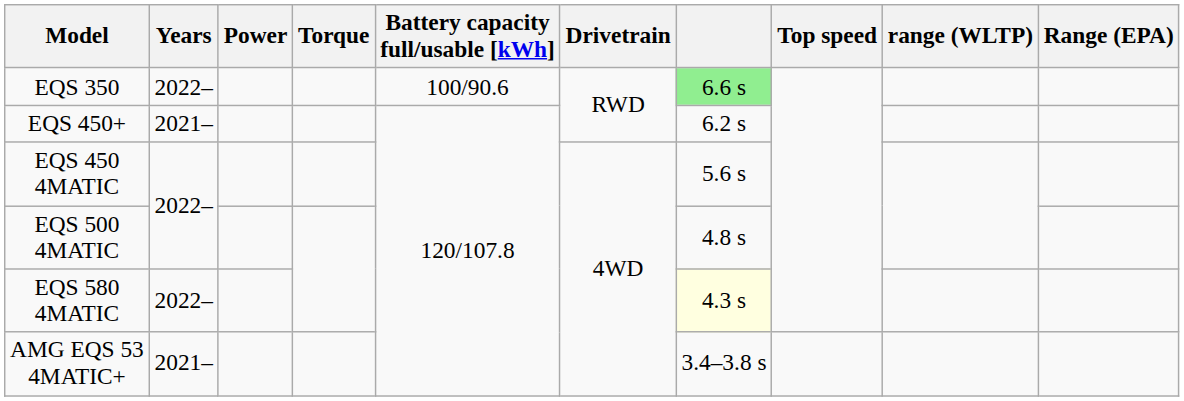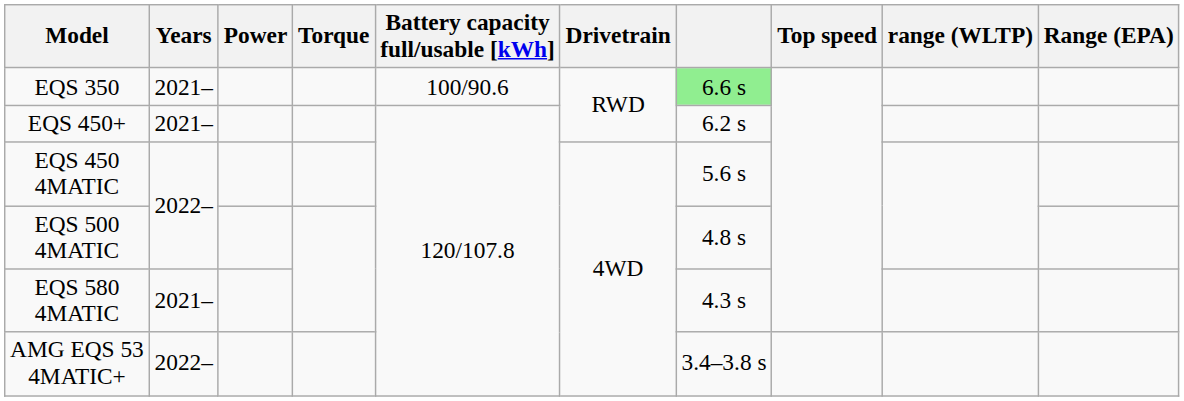(184, 86) 2022– -> (184, 86) 2021–
(184, 300) 2022– -> (184, 300) 2021–
(724, 300) lightyellow background -> (724, 300) no background
(184, 363) 2021– -> (184, 363) 2022–
